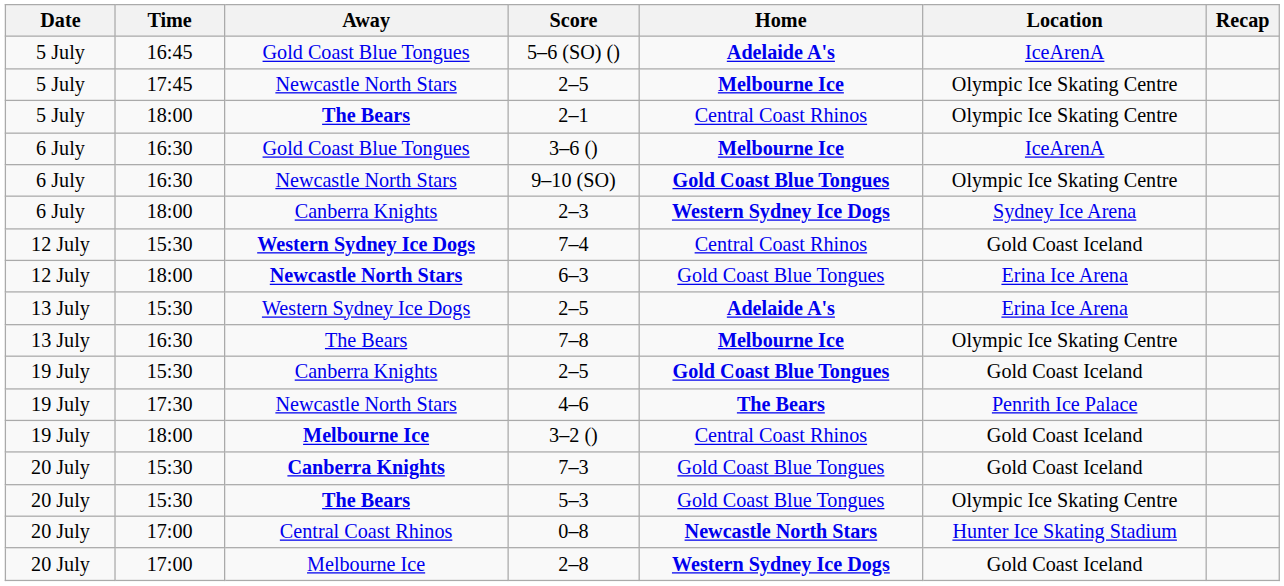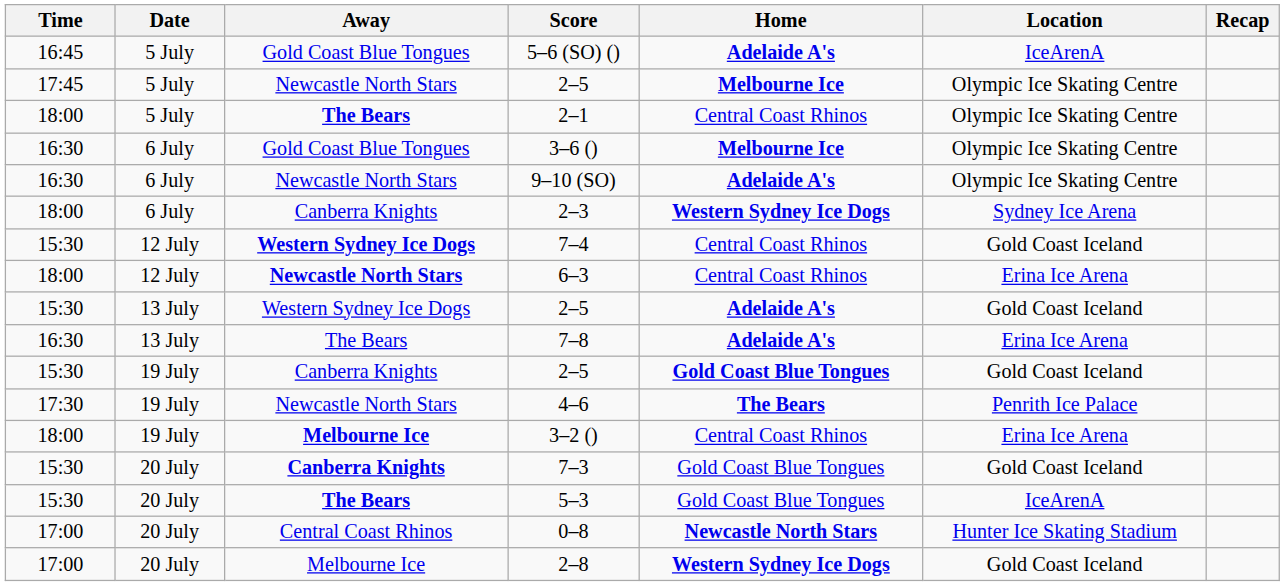columns swapped: (60, 20) <-> (170, 20)
(1065, 148) IceArenA -> (1065, 148) Olympic Ice Skating Centre
(781, 180) Gold Coast Blue Tongues -> (781, 180) Adelaide A's
(781, 276) Gold Coast Blue Tongues -> (781, 276) Central Coast Rhinos
(1065, 308) Erina Ice Arena -> (1065, 308) Gold Coast Iceland
(781, 340) Melbourne Ice -> (781, 340) Adelaide A's
(1065, 340) Olympic Ice Skating Centre -> (1065, 340) Erina Ice Arena
(1065, 436) Gold Coast Iceland -> (1065, 436) Erina Ice Arena
(1065, 500) Olympic Ice Skating Centre -> (1065, 500) IceArenA
